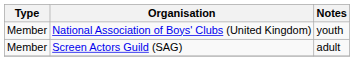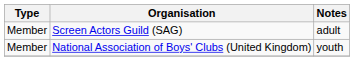rows swapped: (182, 31) <-> (117, 48)
